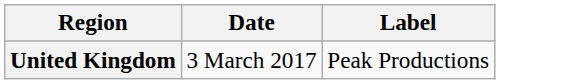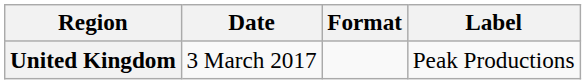+ column: (365, 22)
